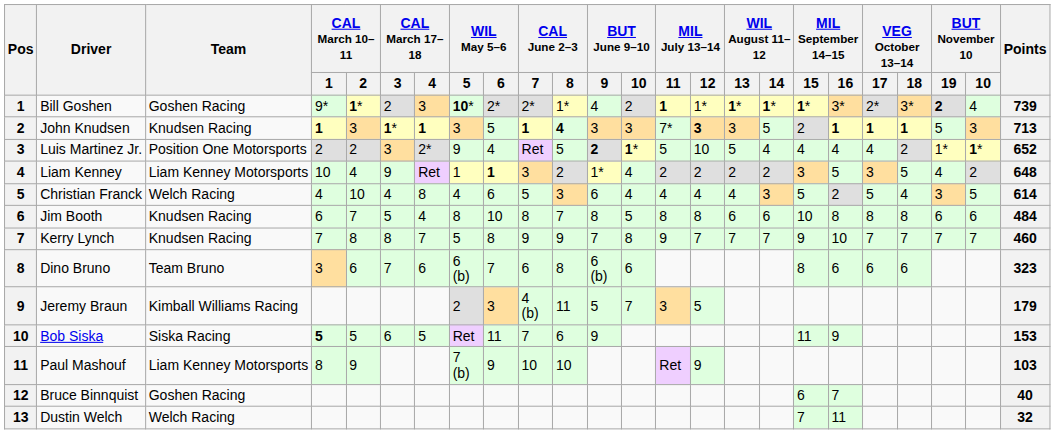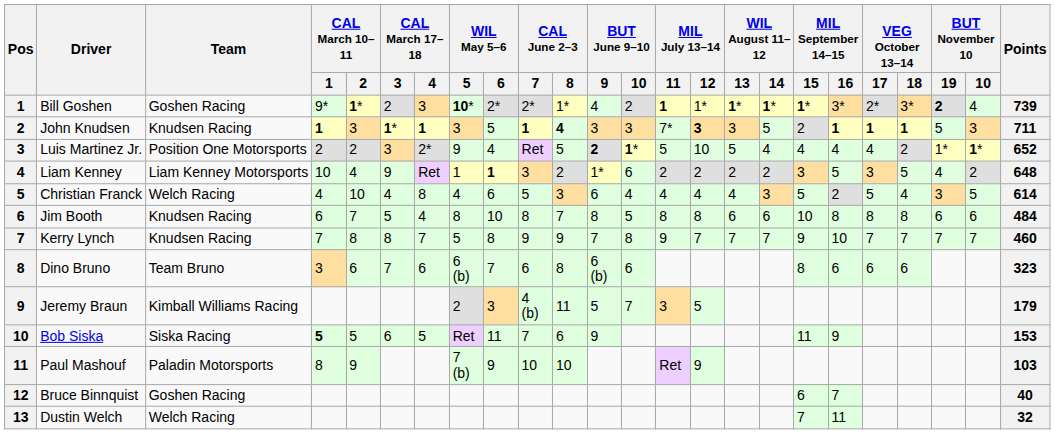(1025, 128) 713 -> (1025, 128) 711
(629, 172) 4 -> (629, 172) 6
(228, 365) Liam Kenney Motorsports -> (211, 365) Paladin Motorsports
